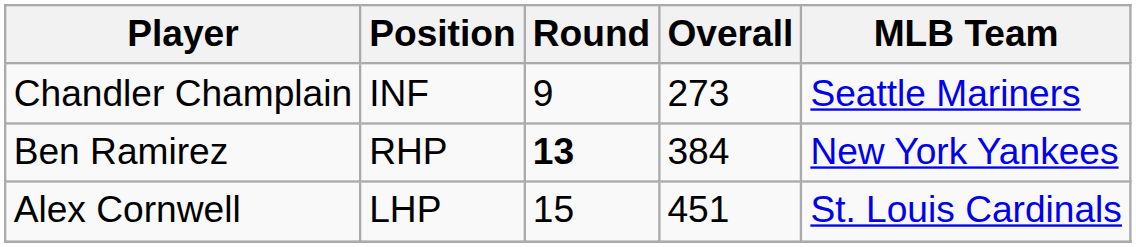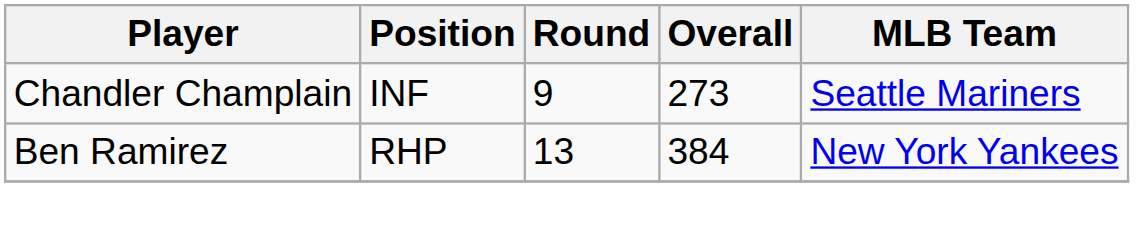(553, 151) bold -> (553, 151) normal
- row: (127, 210)
